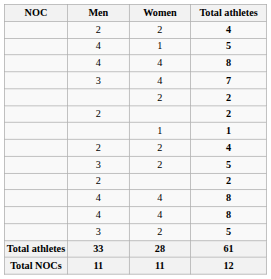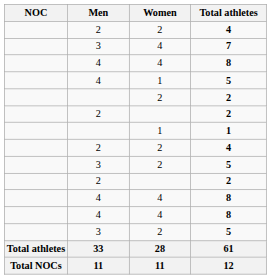rows swapped: (98, 80) <-> (98, 47)
